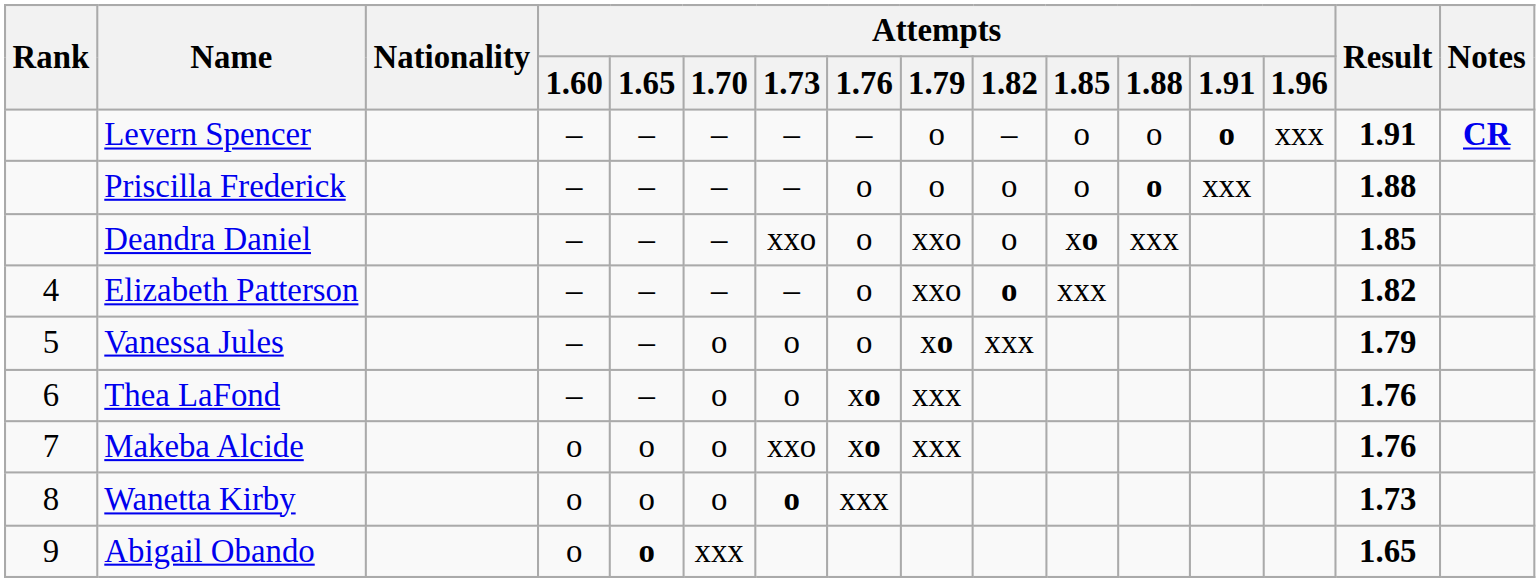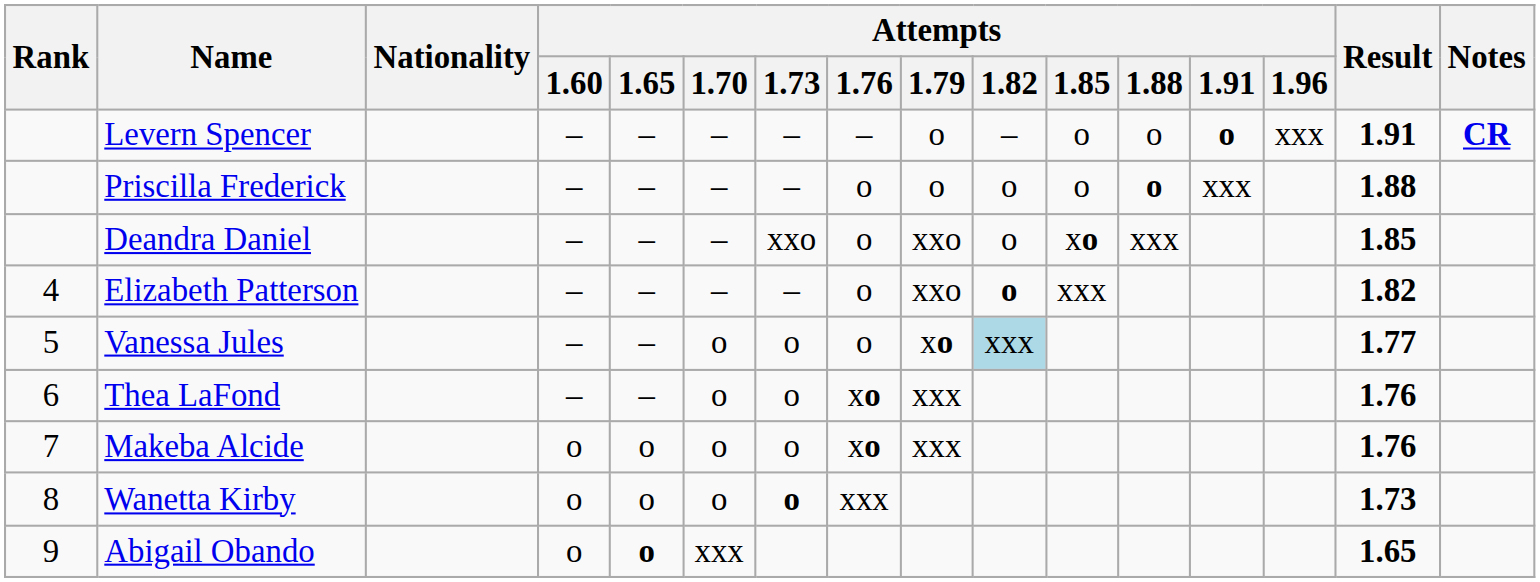(1009, 342) no background -> (1009, 342) lightblue background
(1388, 342) 1.79 -> (1388, 342) 1.77
(792, 446) xxo -> (792, 446) o
